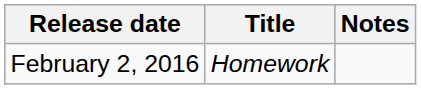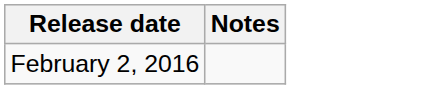- column: (270, 24)
